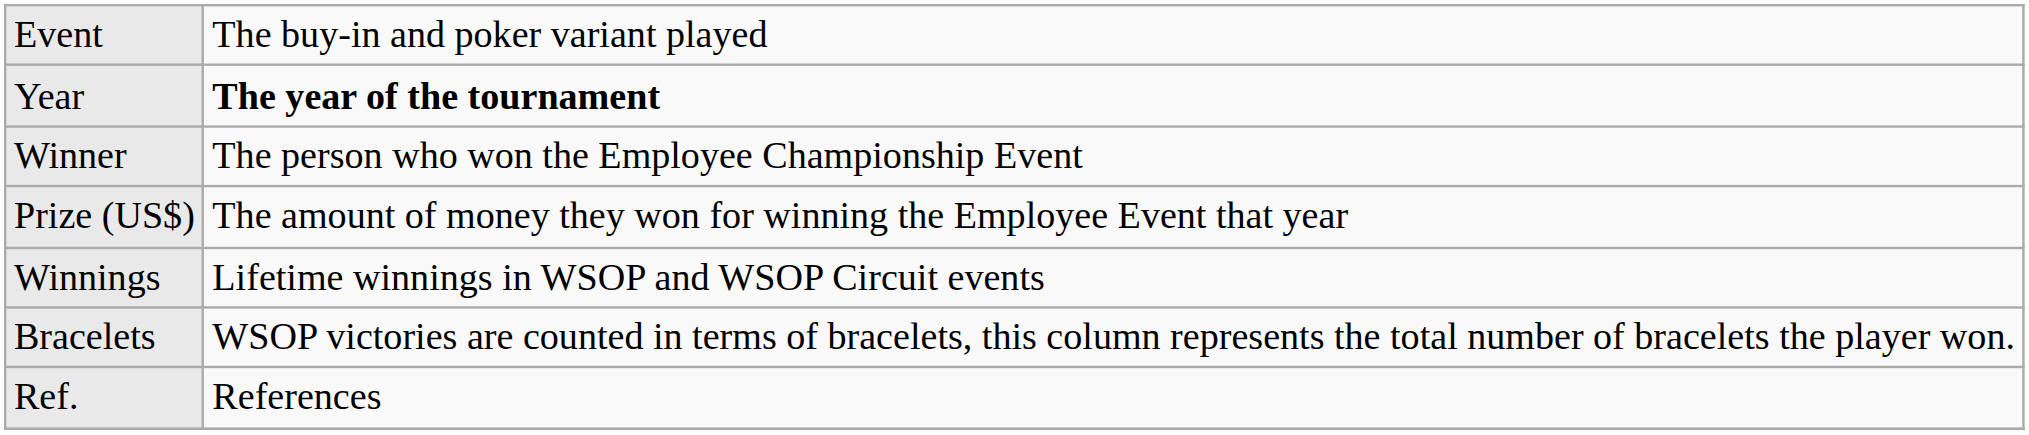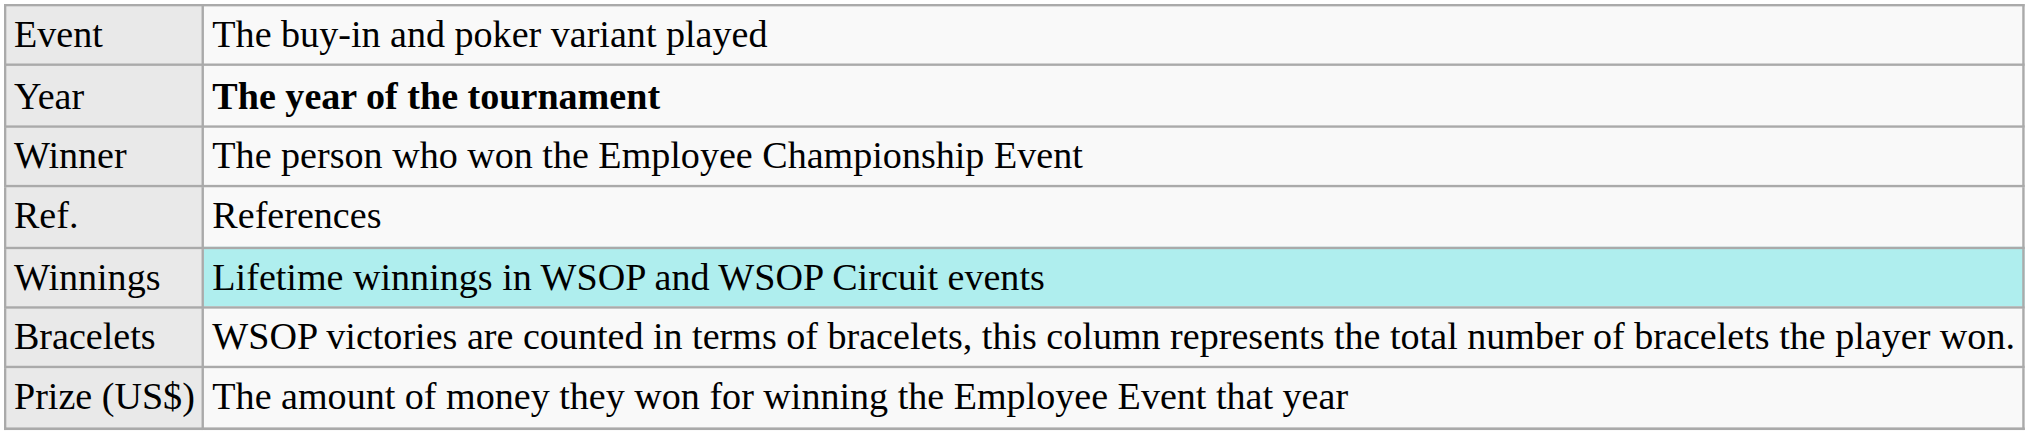rows swapped: (104, 215) <-> (46, 397)
(629, 276) no background -> (629, 276) paleturquoise background
